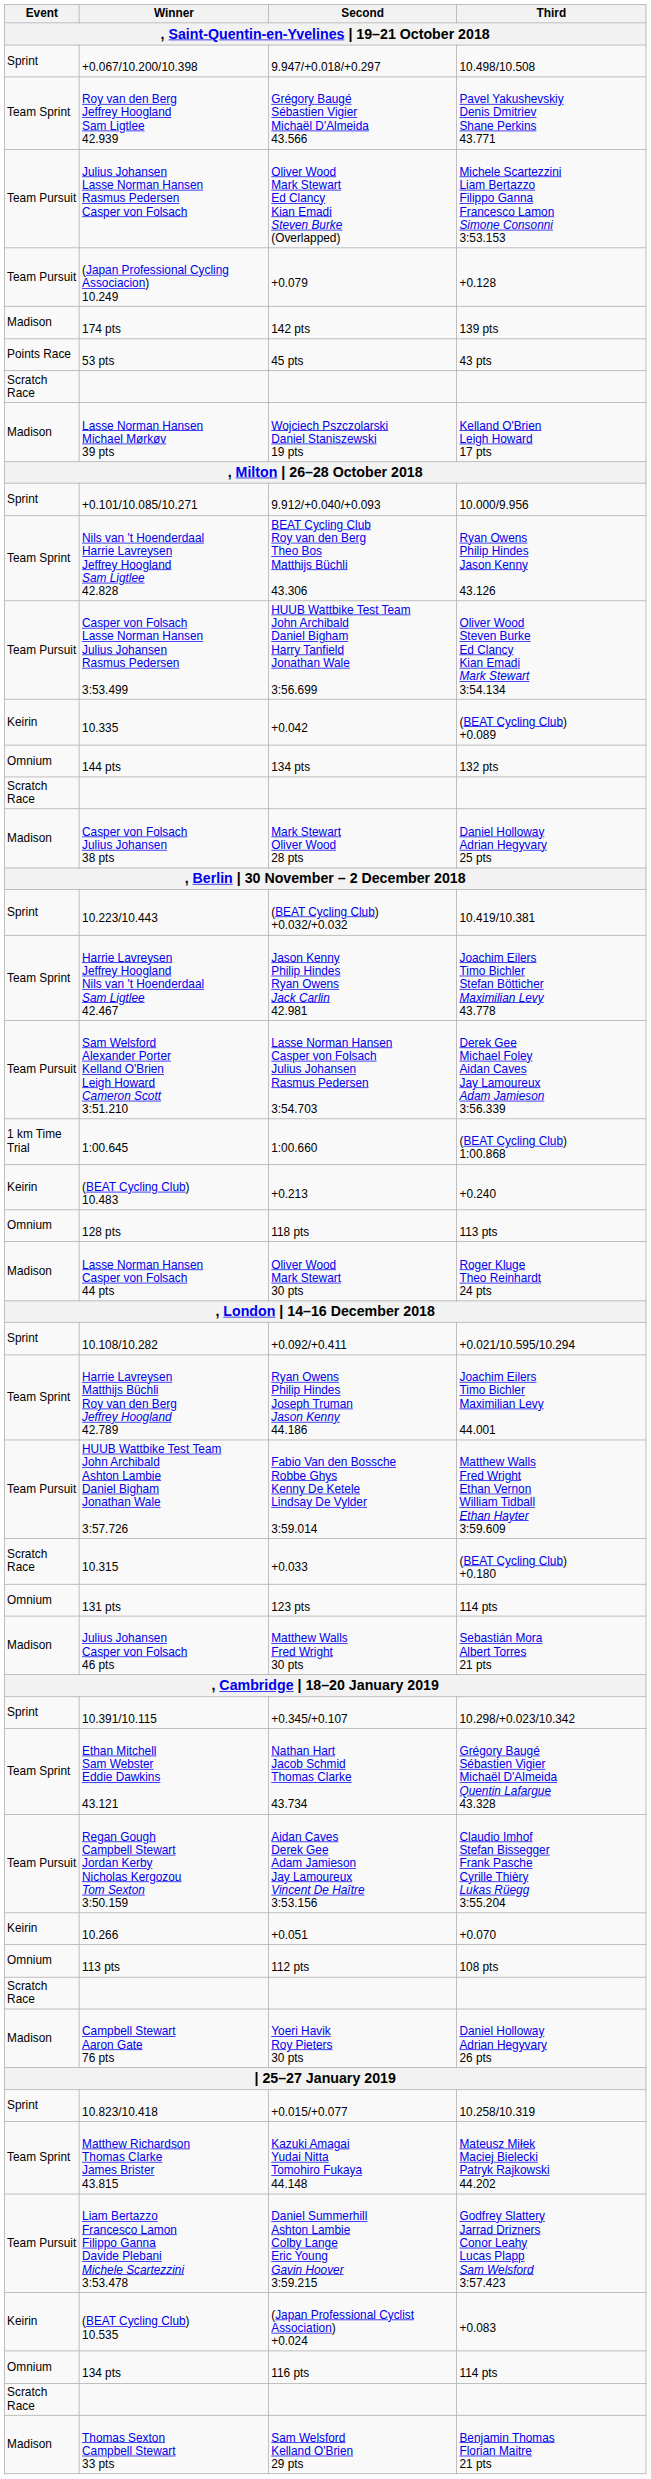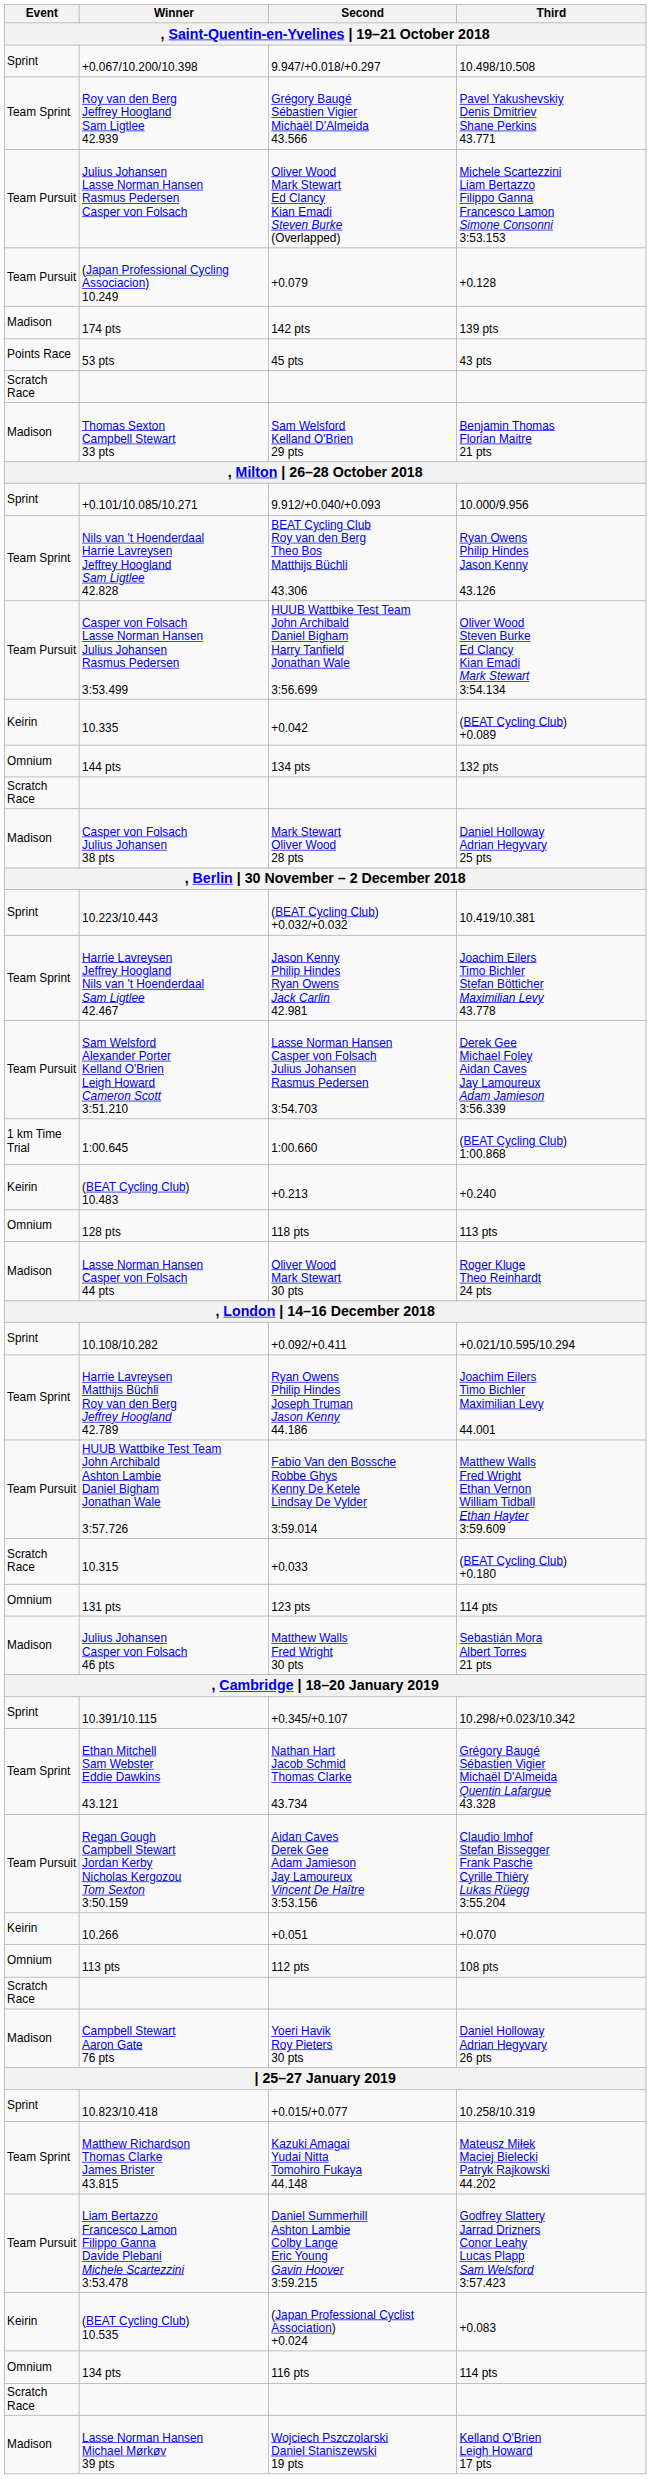rows swapped: (143, 438) <-> (129, 2451)
